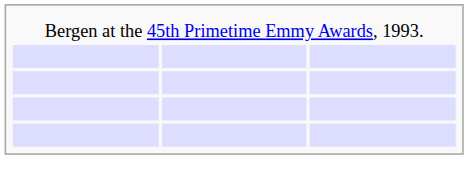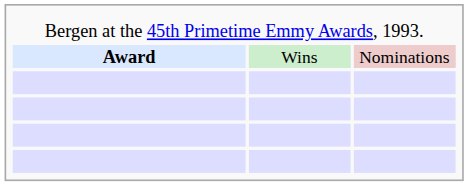+ row: (129, 57)
